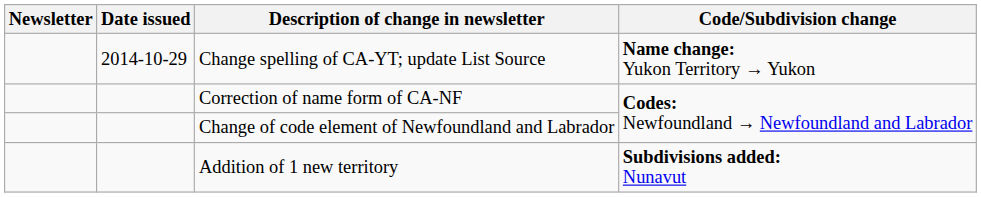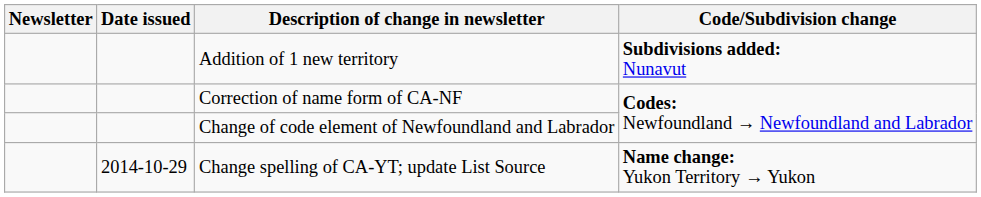rows swapped: (299, 166) <-> (372, 58)
